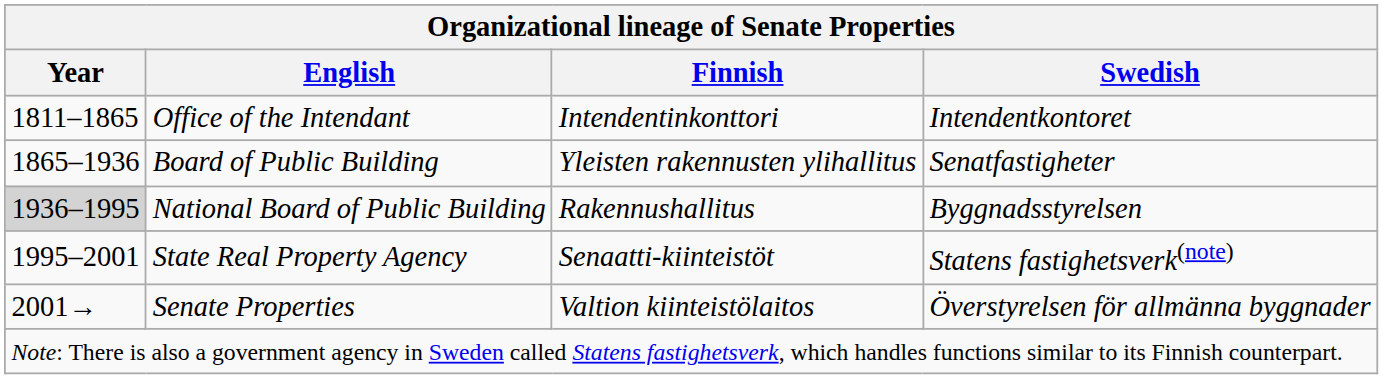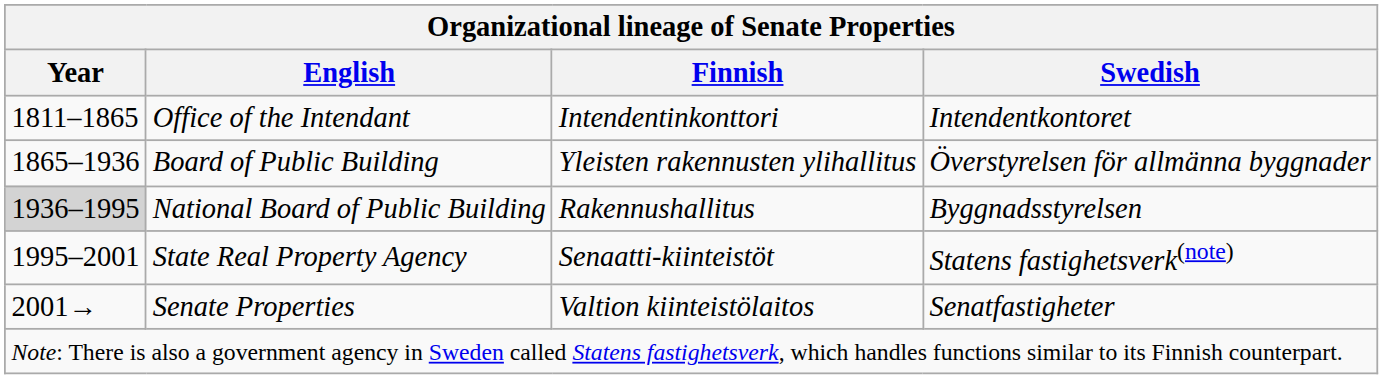(1022, 162) Senatfastigheter -> (1150, 162) Överstyrelsen för allmänna byggnader
(1150, 305) Överstyrelsen för allmänna byggnader -> (1022, 305) Senatfastigheter
